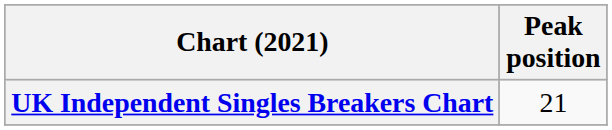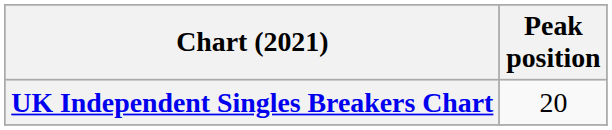(553, 102) 21 -> (553, 102) 20
